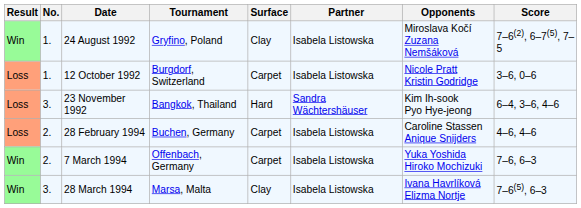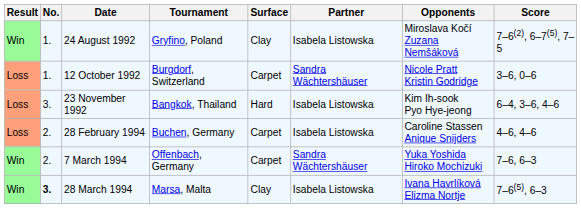(333, 75) Isabela Listowska -> (330, 75) Sandra Wächtershäuser
(330, 103) Sandra Wächtershäuser -> (333, 103) Isabela Listowska
(333, 160) Isabela Listowska -> (330, 160) Sandra Wächtershäuser
(47, 189) normal -> (47, 189) bold
